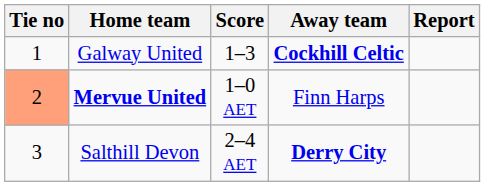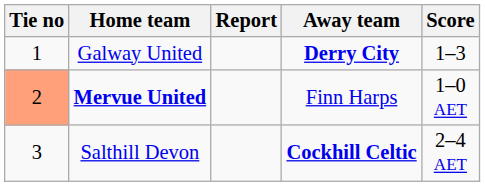columns swapped: (240, 20) <-> (444, 20)
(339, 53) Cockhill Celtic -> (352, 53) Derry City
(339, 152) Derry City -> (352, 152) Cockhill Celtic
